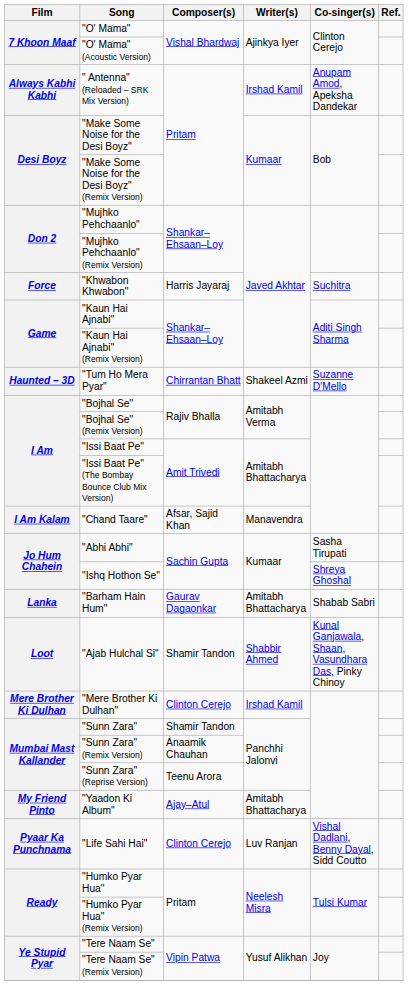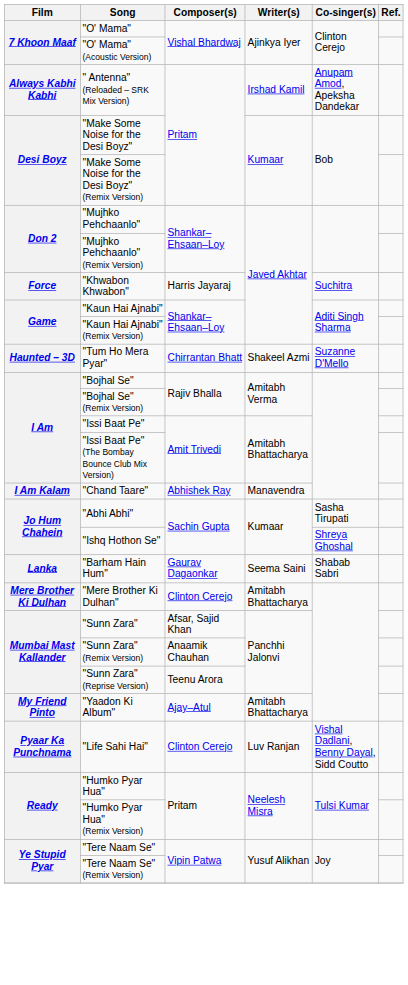(192, 520) Afsar, Sajid Khan -> (199, 491) Abhishek Ray
(276, 603) Amitabh Bhattacharya -> (277, 568) Seema Saini
- row: (120, 654)
(274, 705) Irshad Kamil -> (278, 596) Amitabh Bhattacharya
(200, 727) Shamir Tandon -> (193, 624) Afsar, Sajid Khan
